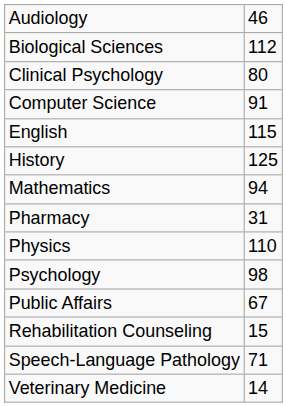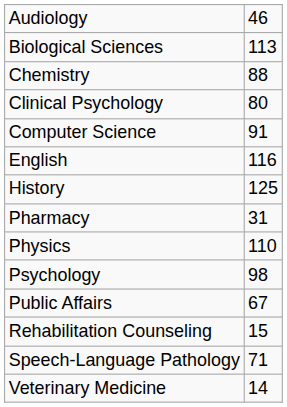(262, 47) 112 -> (262, 47) 113
+ row: (49, 75)
(262, 132) 115 -> (262, 160) 116
- row: (59, 189)
